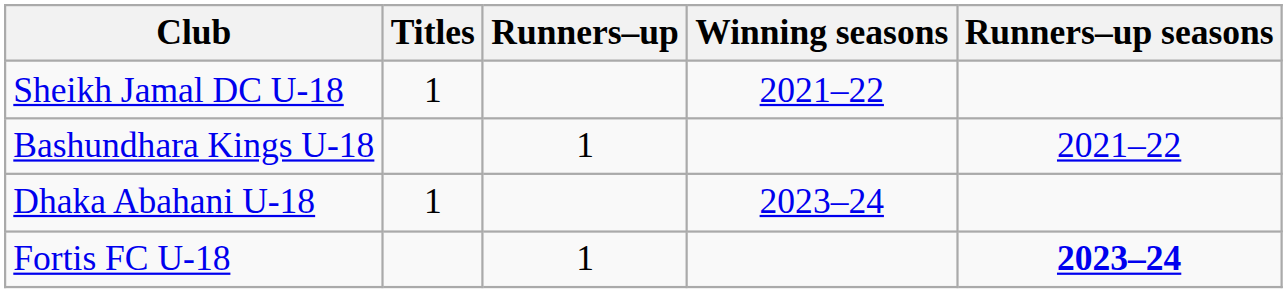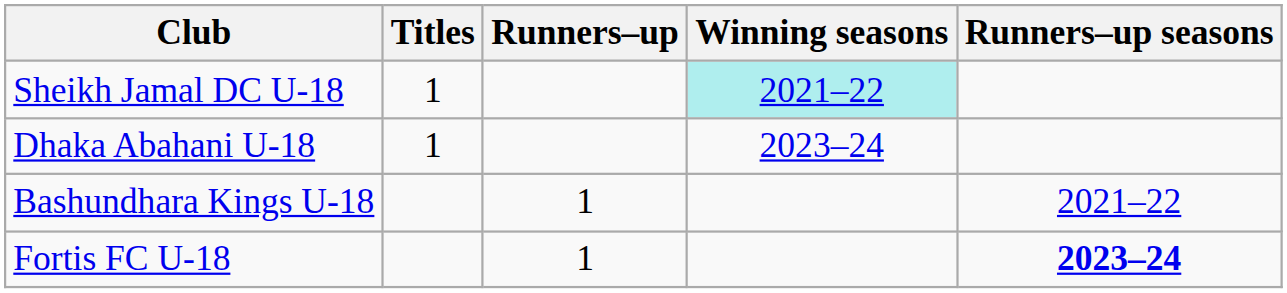(822, 88) no background -> (822, 88) paleturquoise background
rows swapped: (194, 145) <-> (164, 201)
